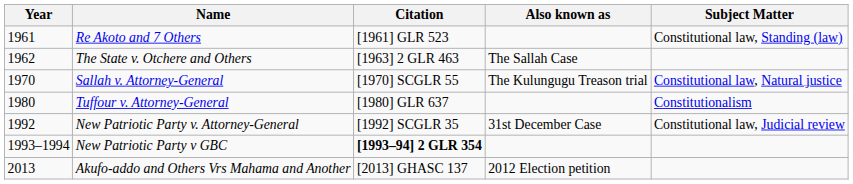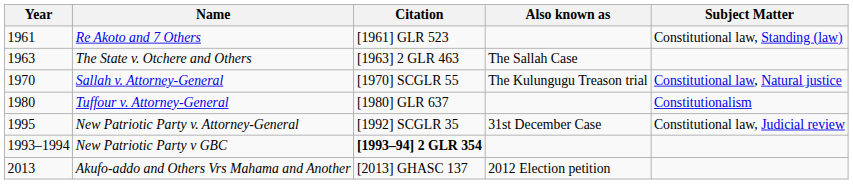(21, 59) 1962 -> (21, 59) 1963
(21, 124) 1992 -> (21, 124) 1995
